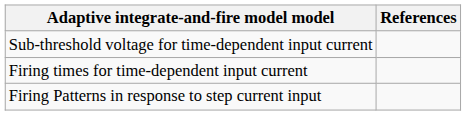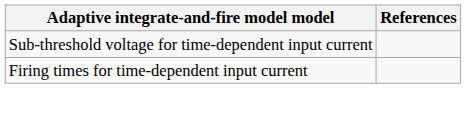- row: (165, 96)
